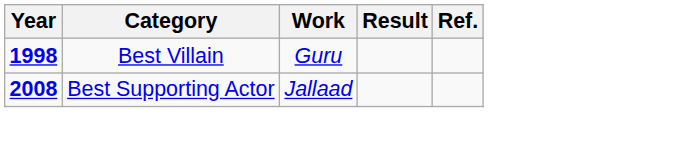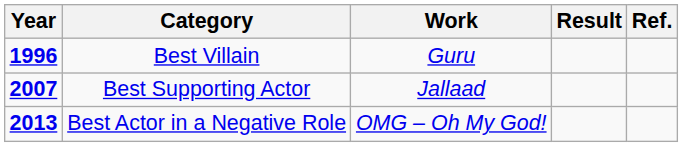(33, 55) 1998 -> (33, 55) 1996
(33, 89) 2008 -> (33, 89) 2007
+ row: (207, 123)
